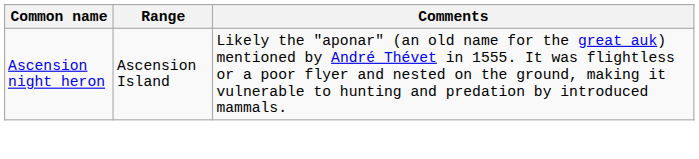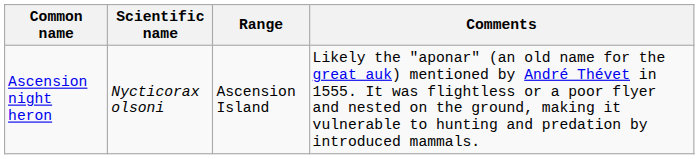+ column: (160, 25)
